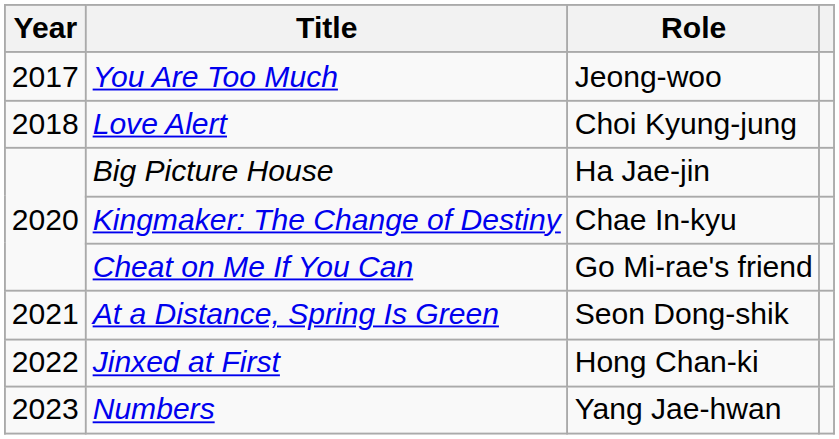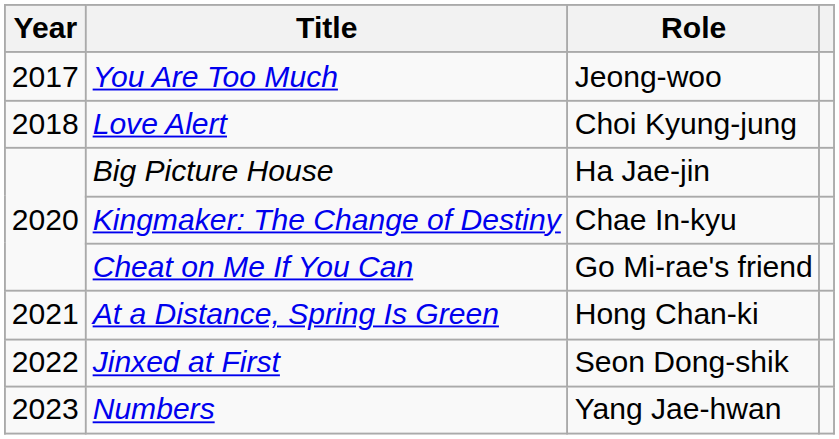(682, 314) Seon Dong-shik -> (667, 314) Hong Chan-ki
(667, 362) Hong Chan-ki -> (682, 362) Seon Dong-shik
